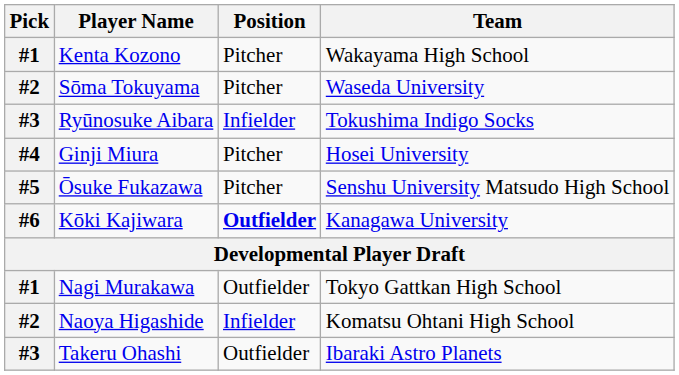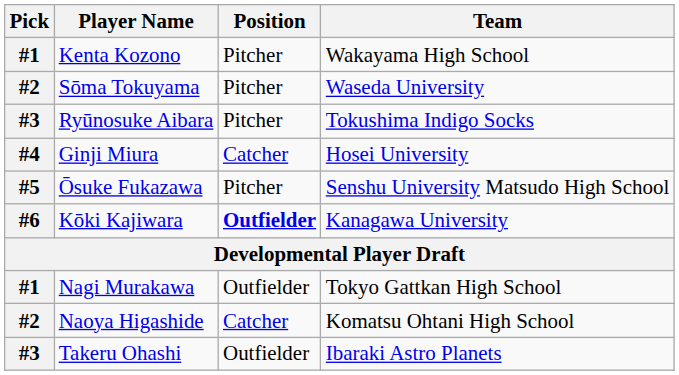(259, 120) Infielder -> (253, 120) Pitcher
(253, 154) Pitcher -> (256, 154) Catcher
(259, 320) Infielder -> (256, 320) Catcher
